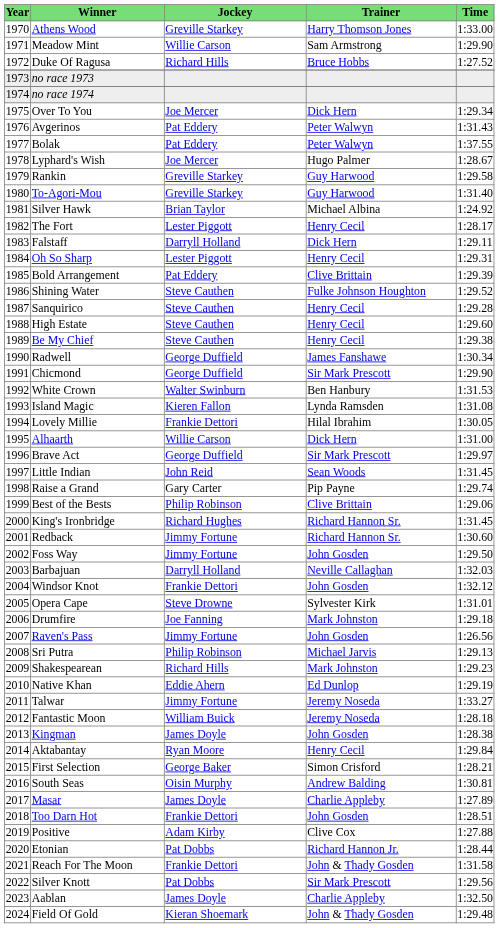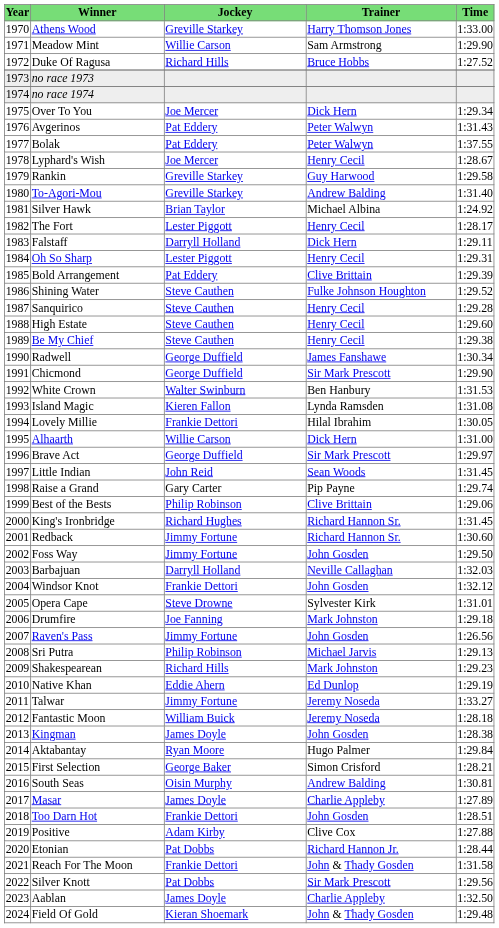(339, 160) Hugo Palmer -> (336, 160) Henry Cecil
(341, 193) Guy Harwood -> (346, 193) Andrew Balding
(336, 750) Henry Cecil -> (339, 750) Hugo Palmer
